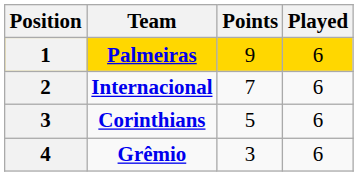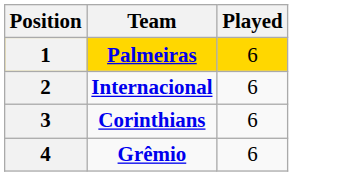- column: (250, 21)
